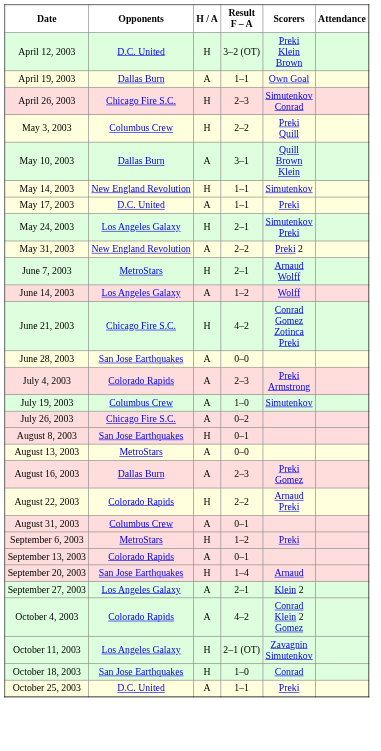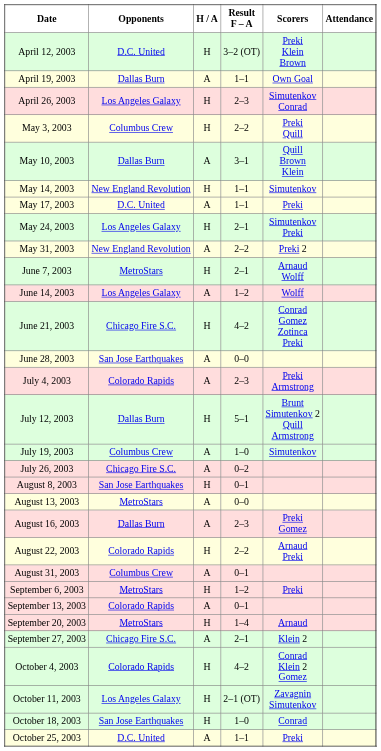(141, 101) Chicago Fire S.C. -> (141, 101) Los Angeles Galaxy
+ row: (47, 419)
(141, 573) San Jose Earthquakes -> (141, 622) MetroStars
(141, 589) Los Angeles Galaxy -> (141, 639) Chicago Fire S.C.
(207, 617) A -> (207, 666) H
